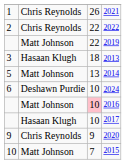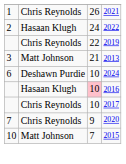(51, 27) Chris Reynolds -> (49, 27) Hasaan Klugh
(94, 27) 22 -> (94, 27) 24
(47, 43) Matt Johnson -> (51, 43) Chris Reynolds
(49, 58) Hasaan Klugh -> (47, 58) Matt Johnson
(94, 58) 18 -> (94, 58) 21
- row: (111, 74)
(47, 105) Matt Johnson -> (49, 89) Hasaan Klugh
(49, 120) Hasaan Klugh -> (51, 105) Chris Reynolds
(9, 136) 9 -> (9, 120) 7
